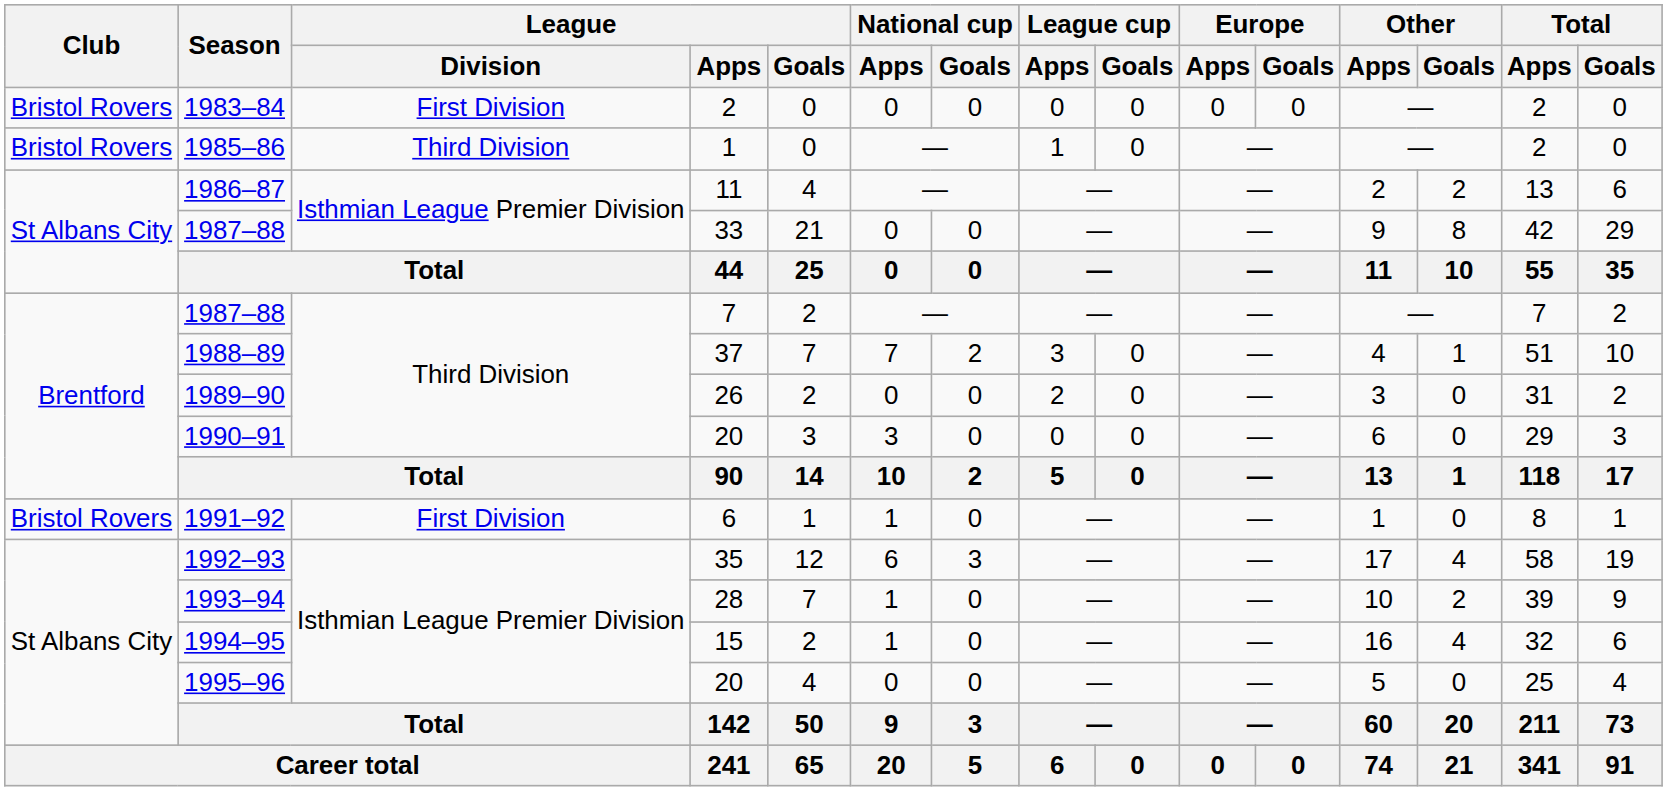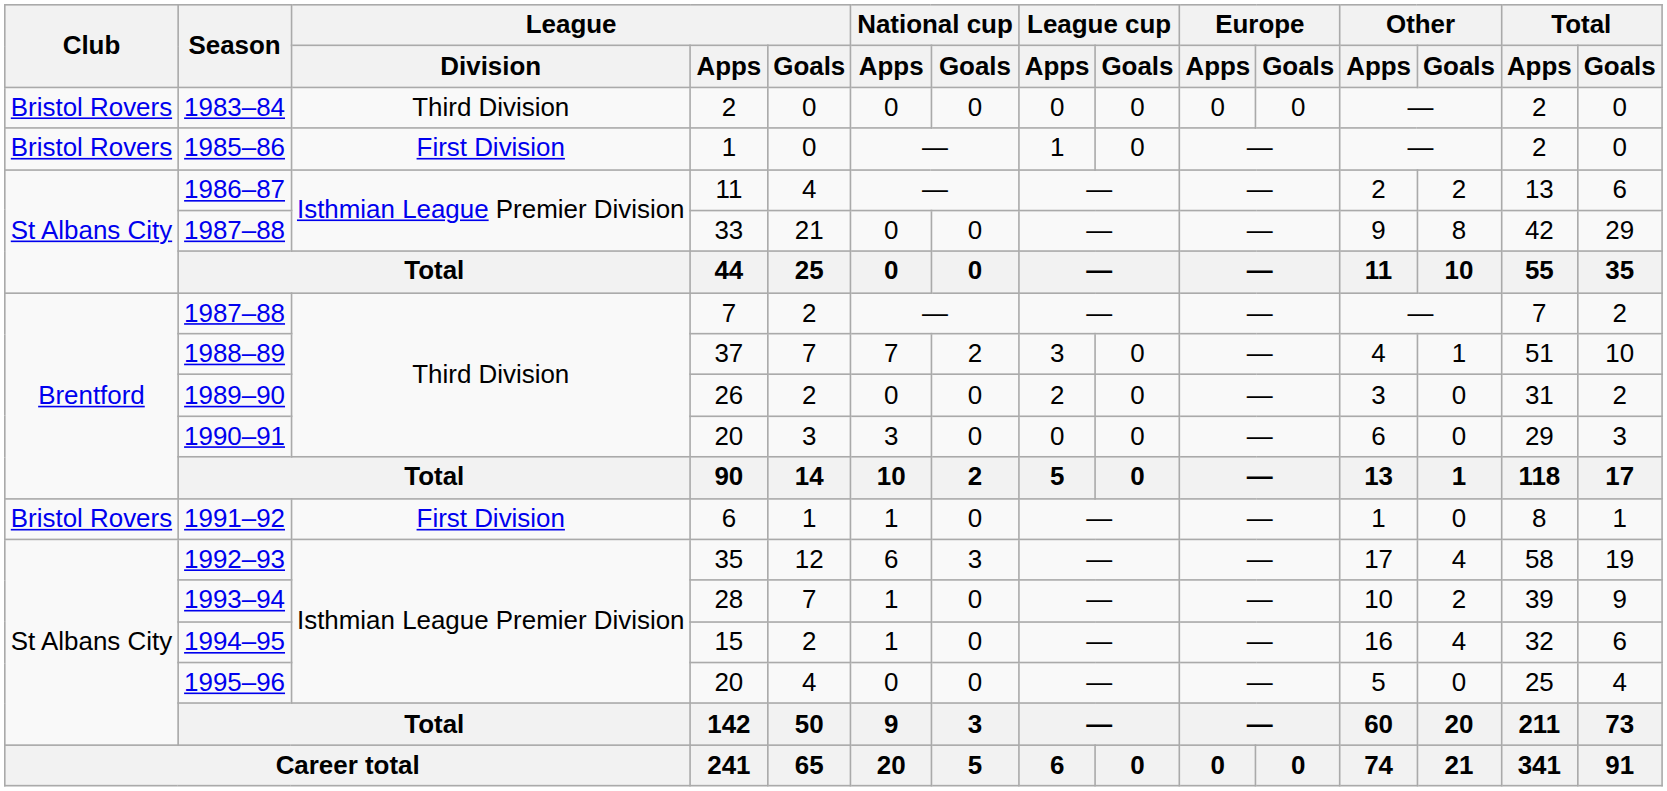(491, 107) First Division -> (491, 107) Third Division
(491, 148) Third Division -> (491, 148) First Division
